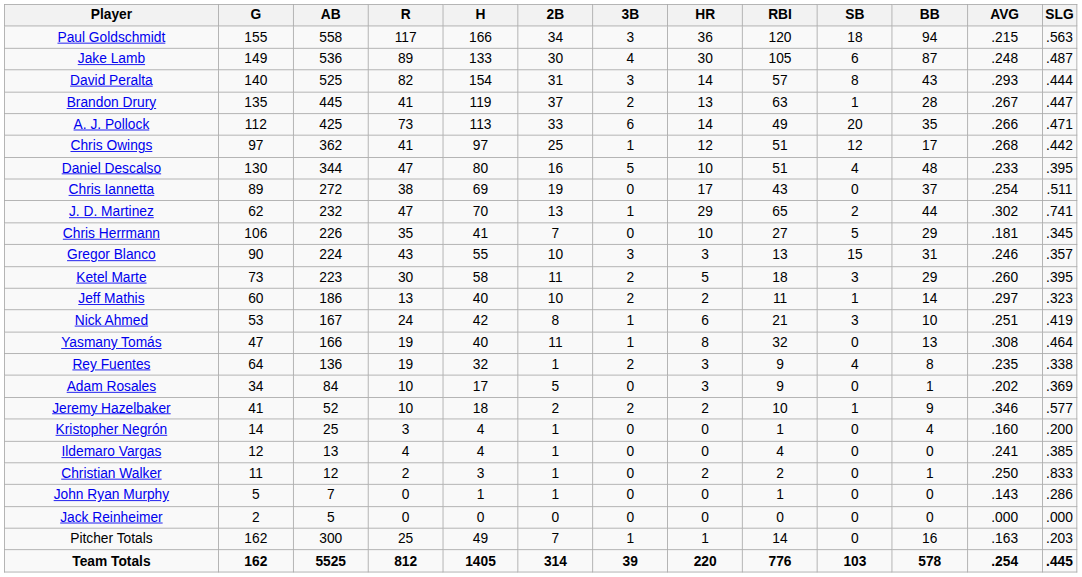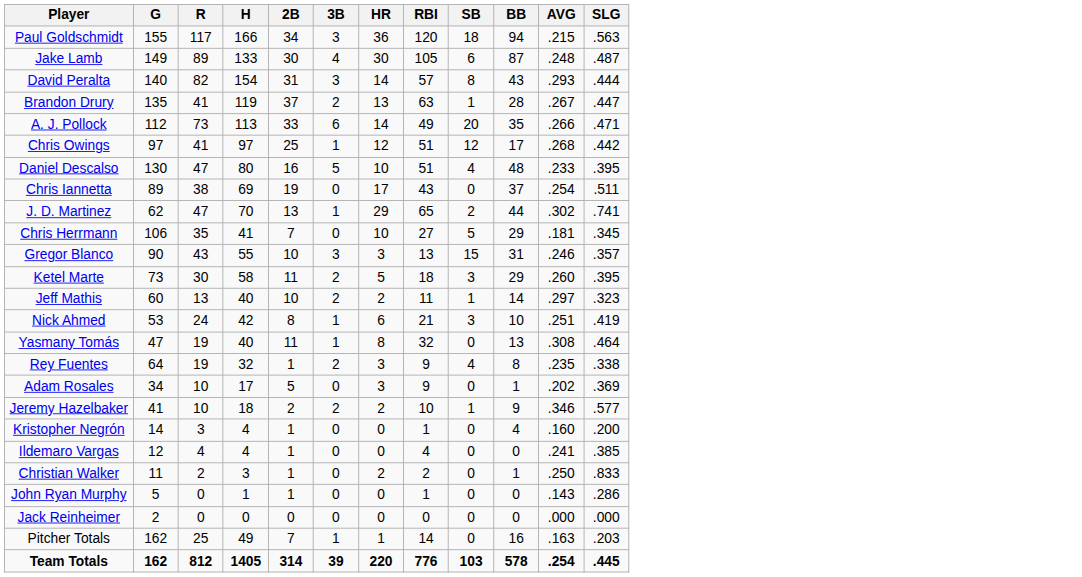- column: (331, 15)
